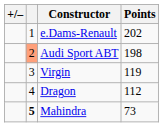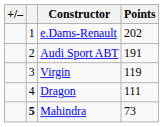(32, 52) lightsalmon background -> (32, 52) no background
(133, 52) 198 -> (133, 52) 191
(133, 91) 112 -> (133, 91) 111
